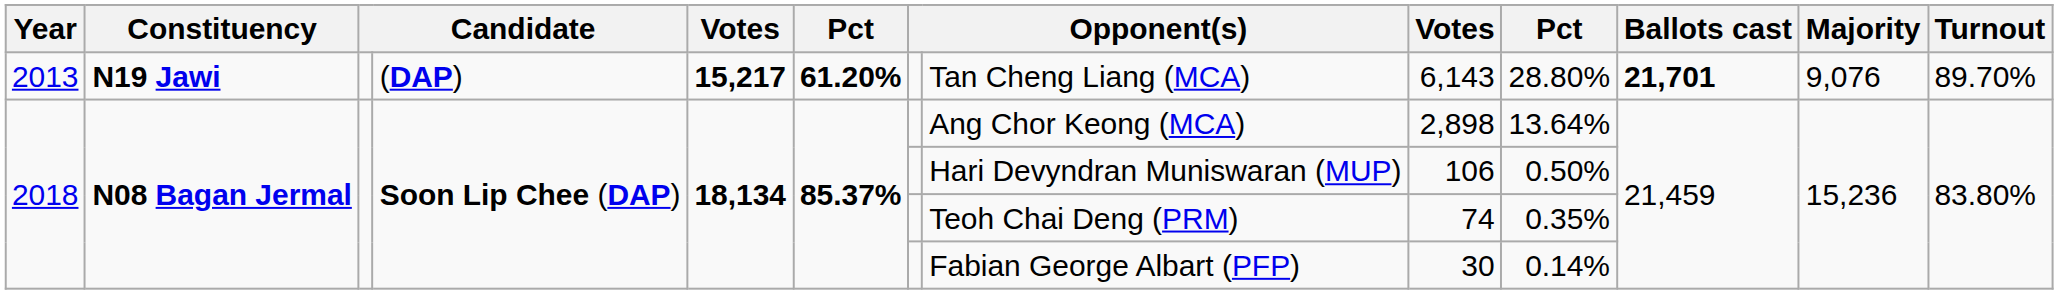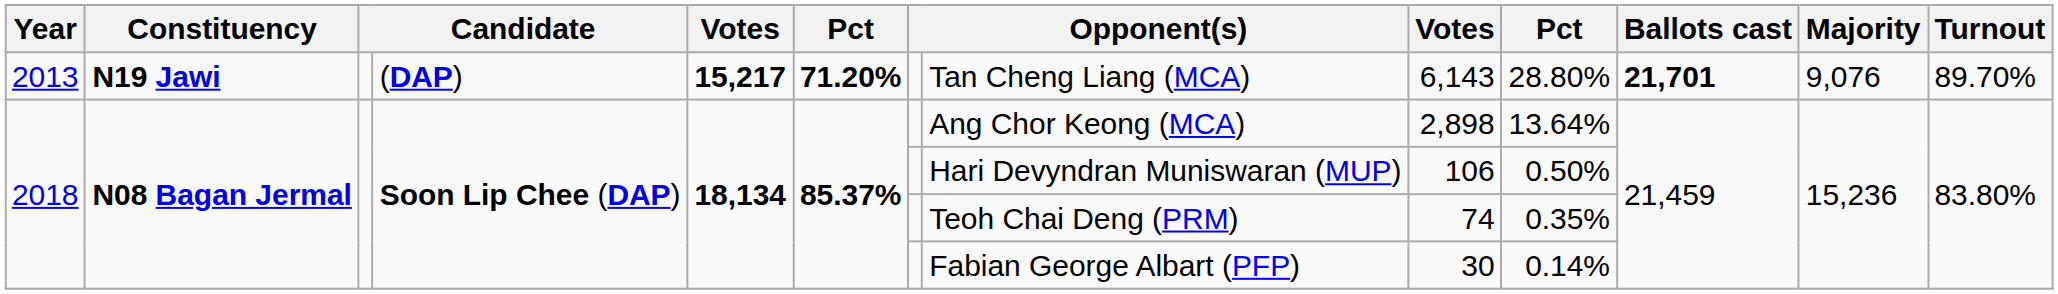(851, 76) 61.20% -> (851, 76) 71.20%
